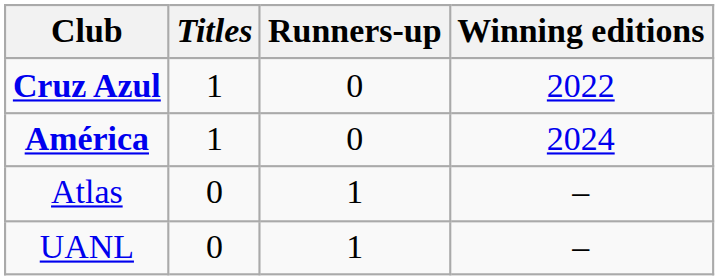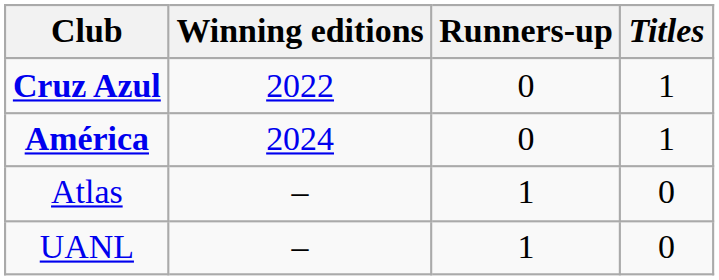columns swapped: (214, 31) <-> (581, 31)
